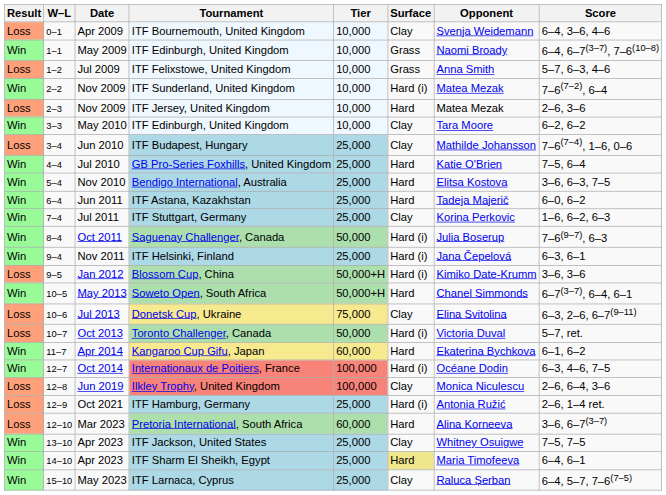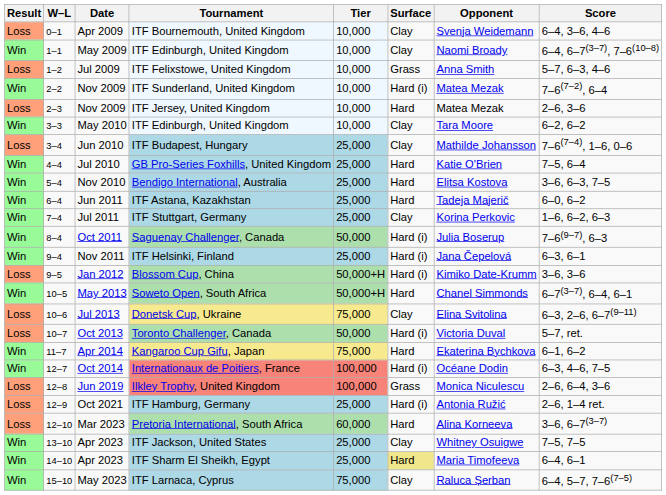(405, 50) Grass -> (401, 50) Clay
(353, 351) 60,000 -> (353, 351) 75,000
(401, 386) Clay -> (405, 386) Grass
(353, 480) 25,000 -> (353, 480) 75,000
